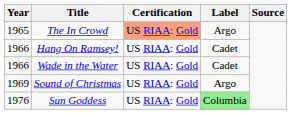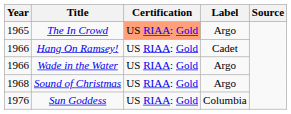(225, 65) Cadet -> (225, 65) Argo
(18, 83) 1969 -> (18, 83) 1968
(225, 100) lightgreen background -> (225, 100) no background
